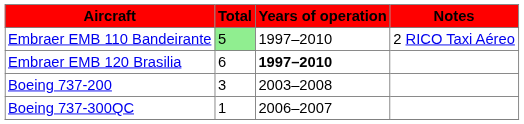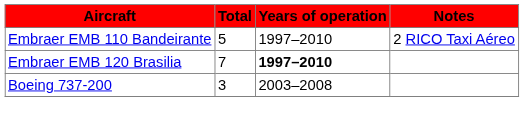(222, 38) lightgreen background -> (222, 38) no background
(222, 62) 6 -> (222, 62) 7
- row: (71, 108)
